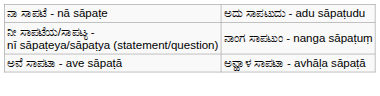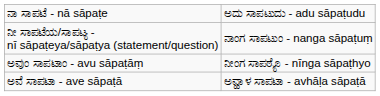+ row: (75, 63)
